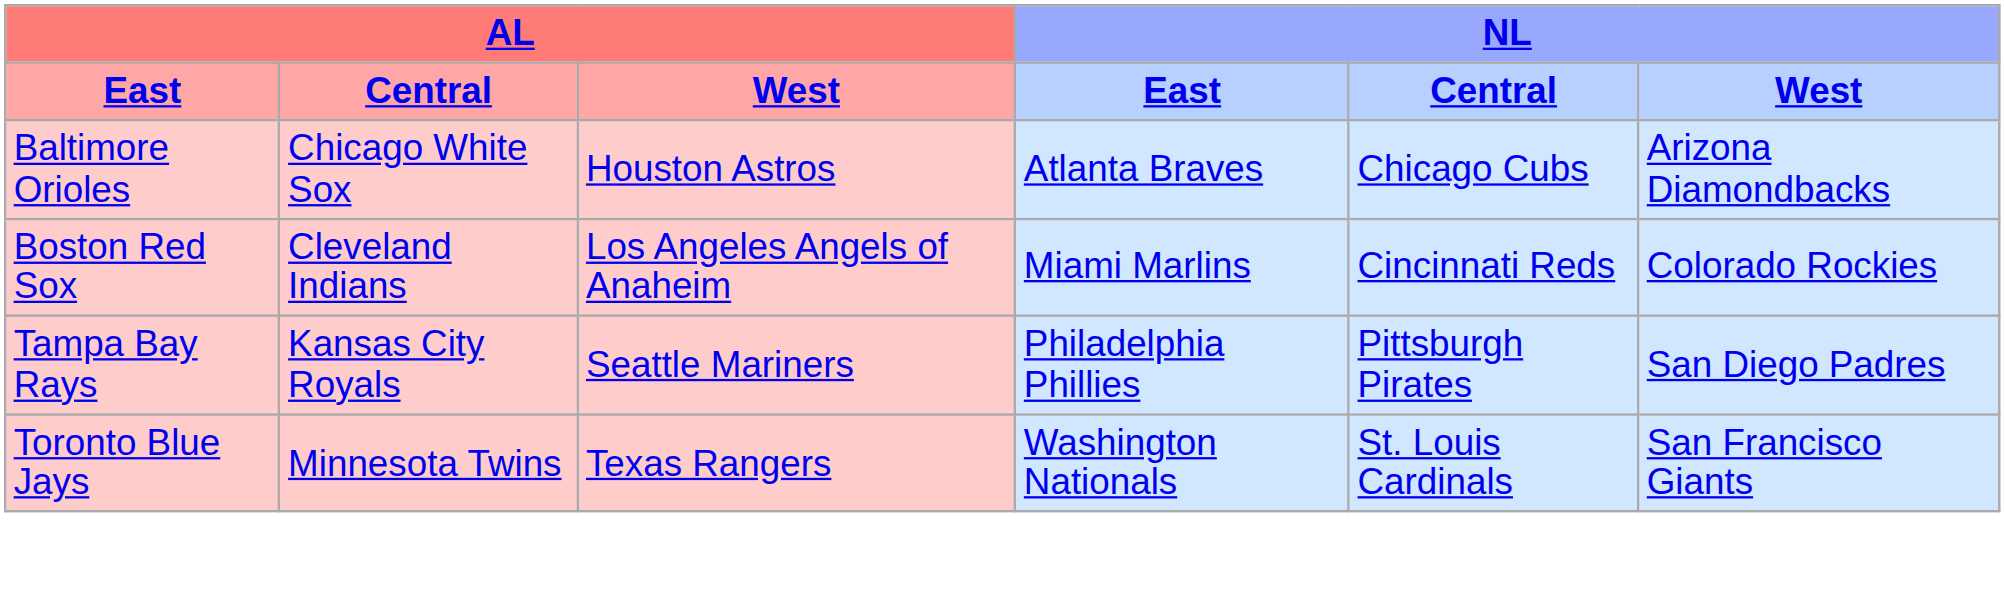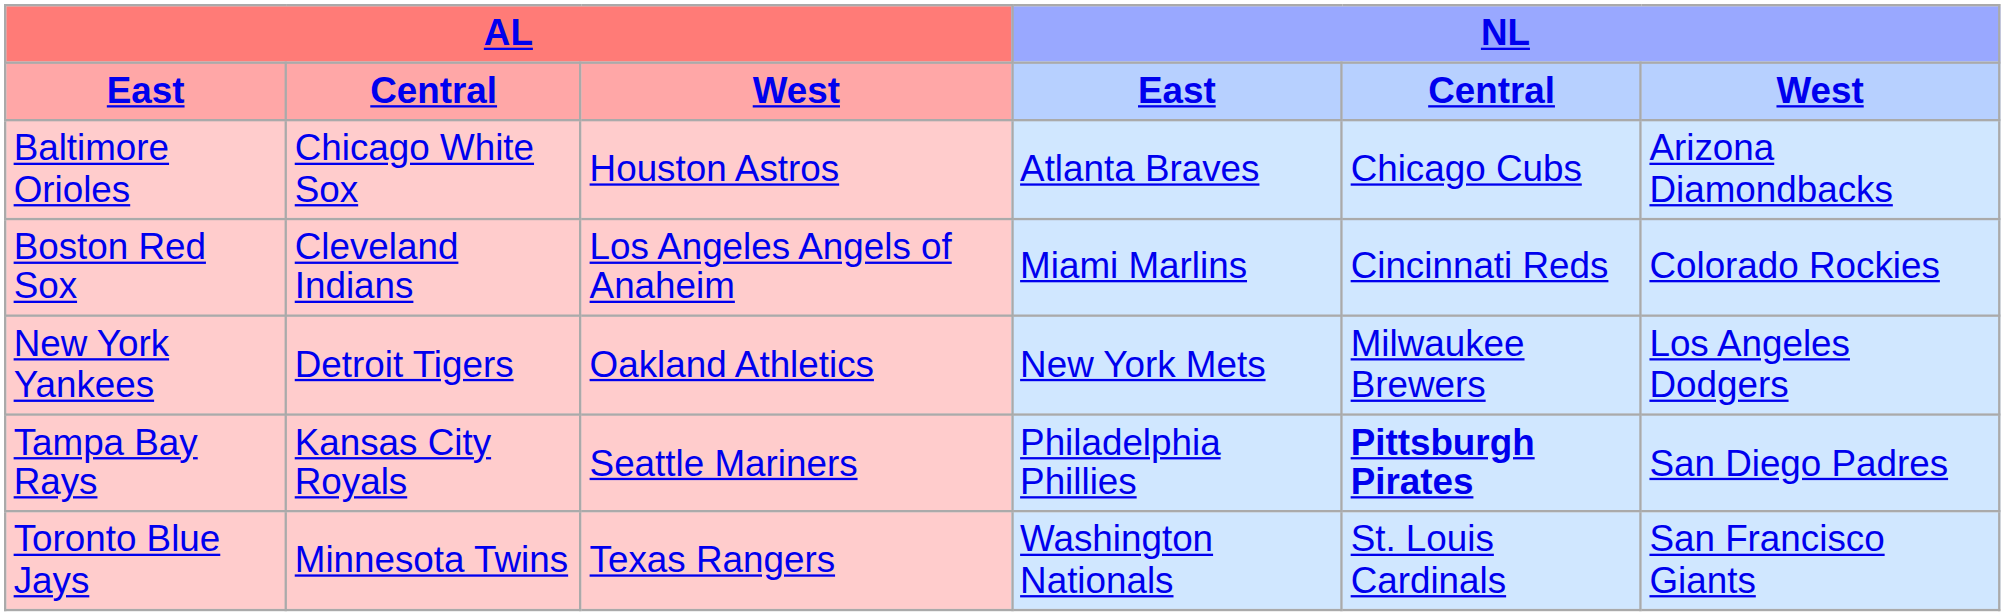+ row: (91, 364)
(1440, 364) normal -> (1443, 462) bold
